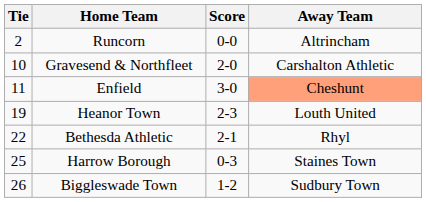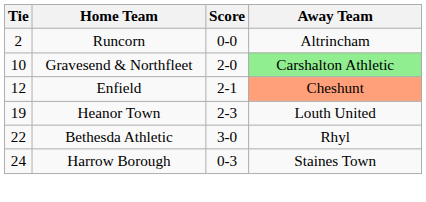(335, 64) no background -> (335, 64) lightgreen background
(18, 88) 11 -> (18, 88) 12
(227, 88) 3-0 -> (227, 88) 2-1
(227, 137) 2-1 -> (227, 137) 3-0
(18, 161) 25 -> (18, 161) 24
- row: (119, 185)
